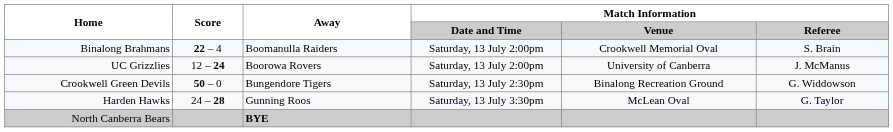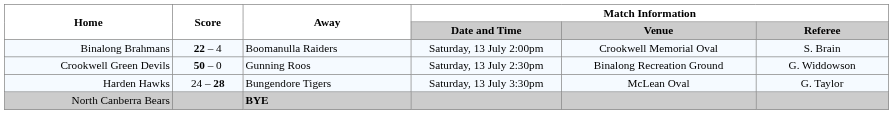- row: (140, 65)
(288, 83) Bungendore Tigers -> (278, 65) Gunning Roos
(278, 100) Gunning Roos -> (288, 83) Bungendore Tigers
